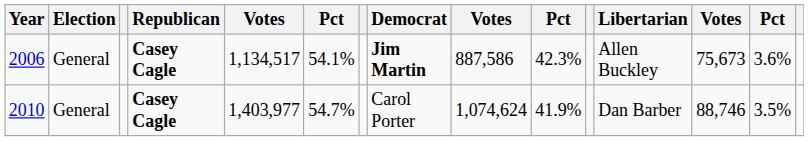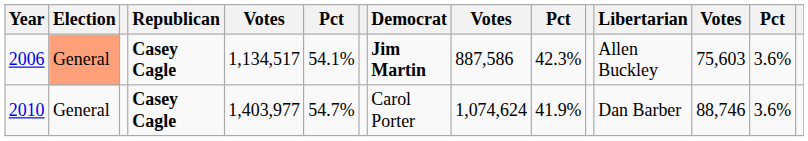(81, 59) no background -> (81, 59) lightsalmon background
(721, 59) 75,673 -> (721, 59) 75,603
(772, 110) 3.5% -> (772, 110) 3.6%
